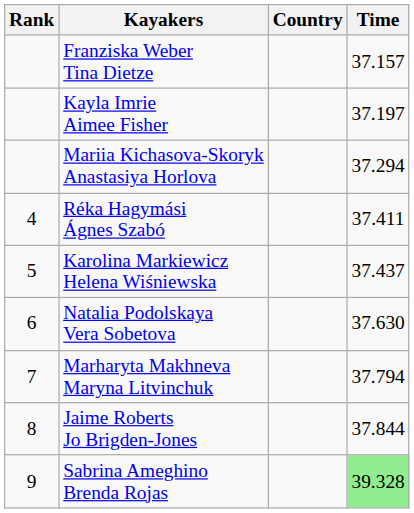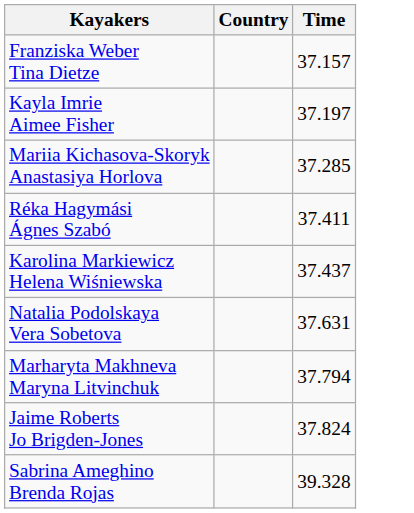- column: (32, 19)
(378, 166) 37.294 -> (324, 166) 37.285
(378, 323) 37.630 -> (324, 323) 37.631
(378, 428) 37.844 -> (324, 428) 37.824
(378, 481) lightgreen background -> (324, 481) no background
